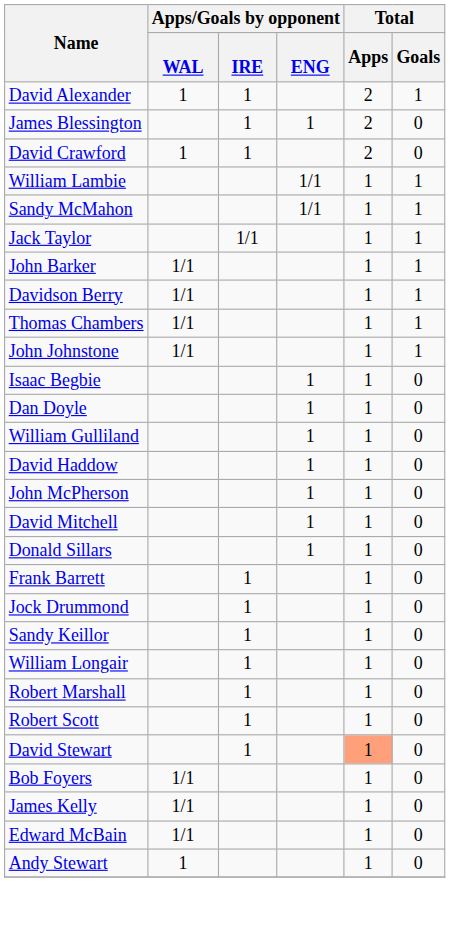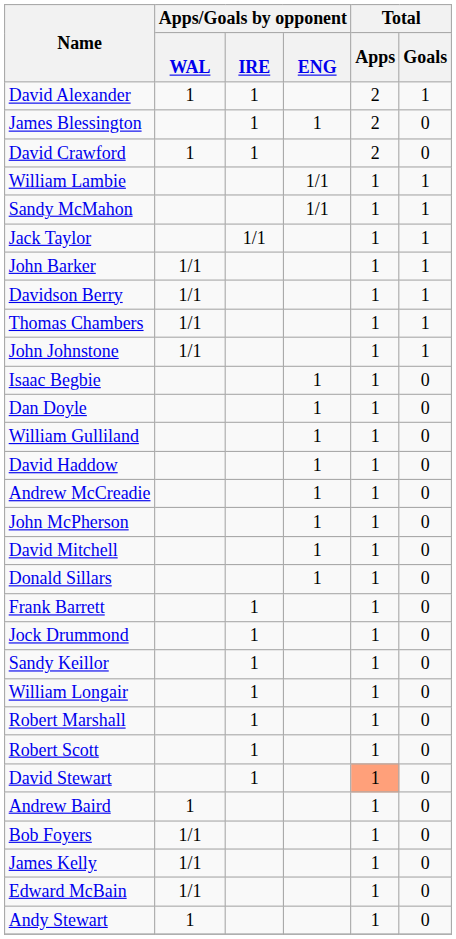+ row: (80, 493)
+ row: (60, 806)
